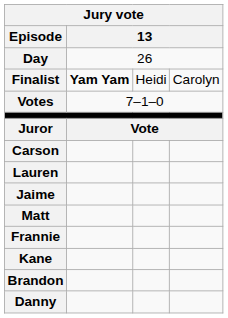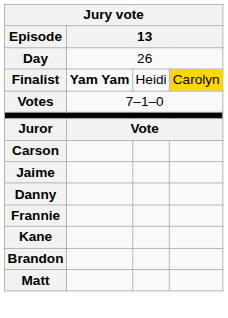(196, 79) no background -> (196, 79) gold background
- row: (36, 172)
rows swapped: (36, 301) <-> (36, 215)
